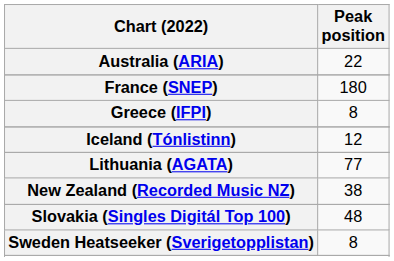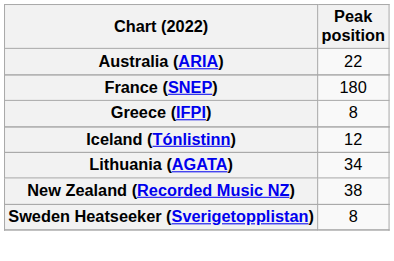(353, 165) 77 -> (353, 165) 34
- row: (161, 216)
